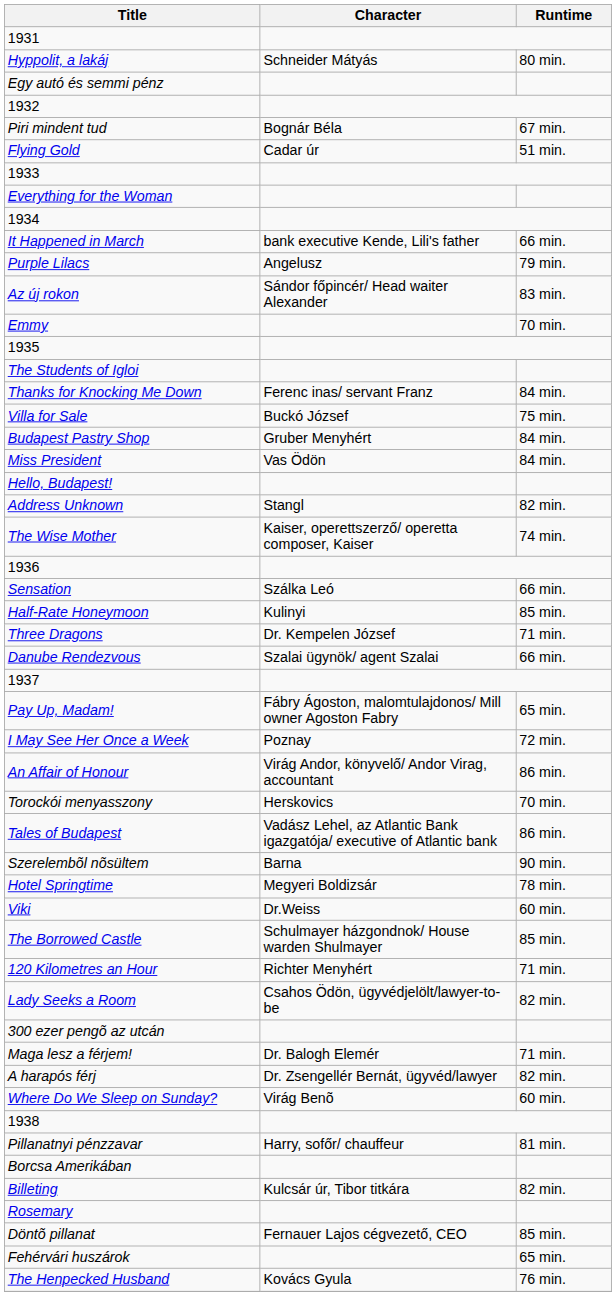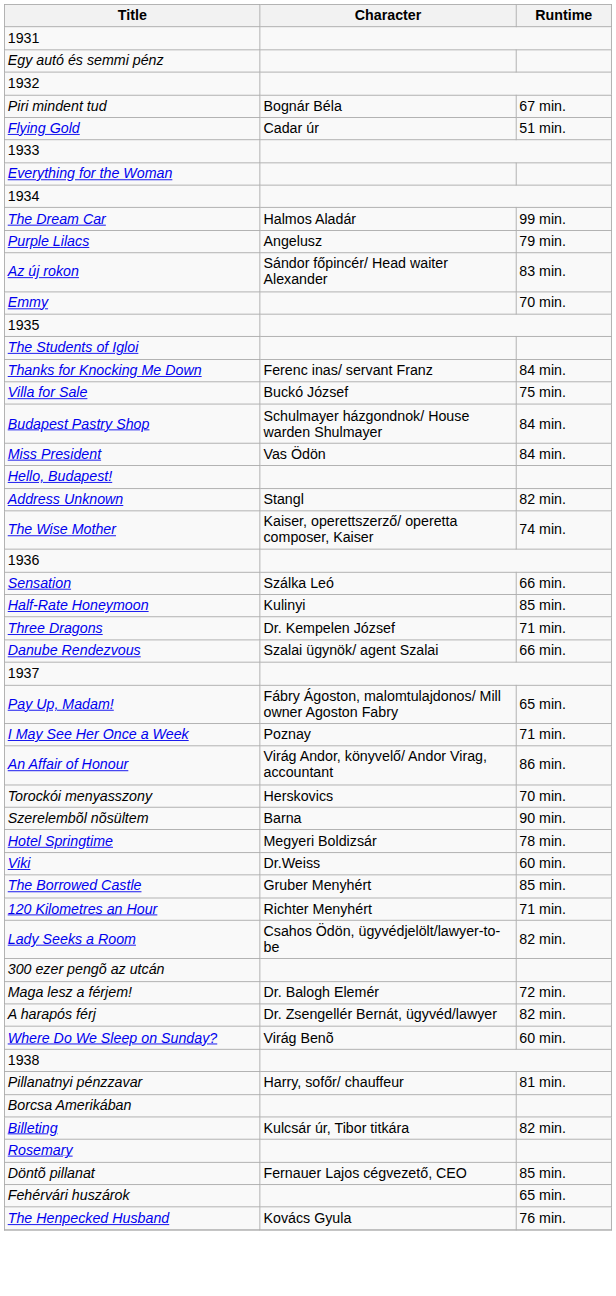- row: (58, 60)
- row: (76, 241)
+ row: (57, 219)
(317, 438) Gruber Menyhért -> (366, 423) Schulmayer házgondnok/ House warden Shulmayer
(543, 741) 72 min. -> (543, 734) 71 min.
- row: (64, 833)
(366, 939) Schulmayer házgondnok/ House warden Shulmayer -> (317, 886) Gruber Menyhért
(543, 1053) 71 min. -> (543, 992) 72 min.
